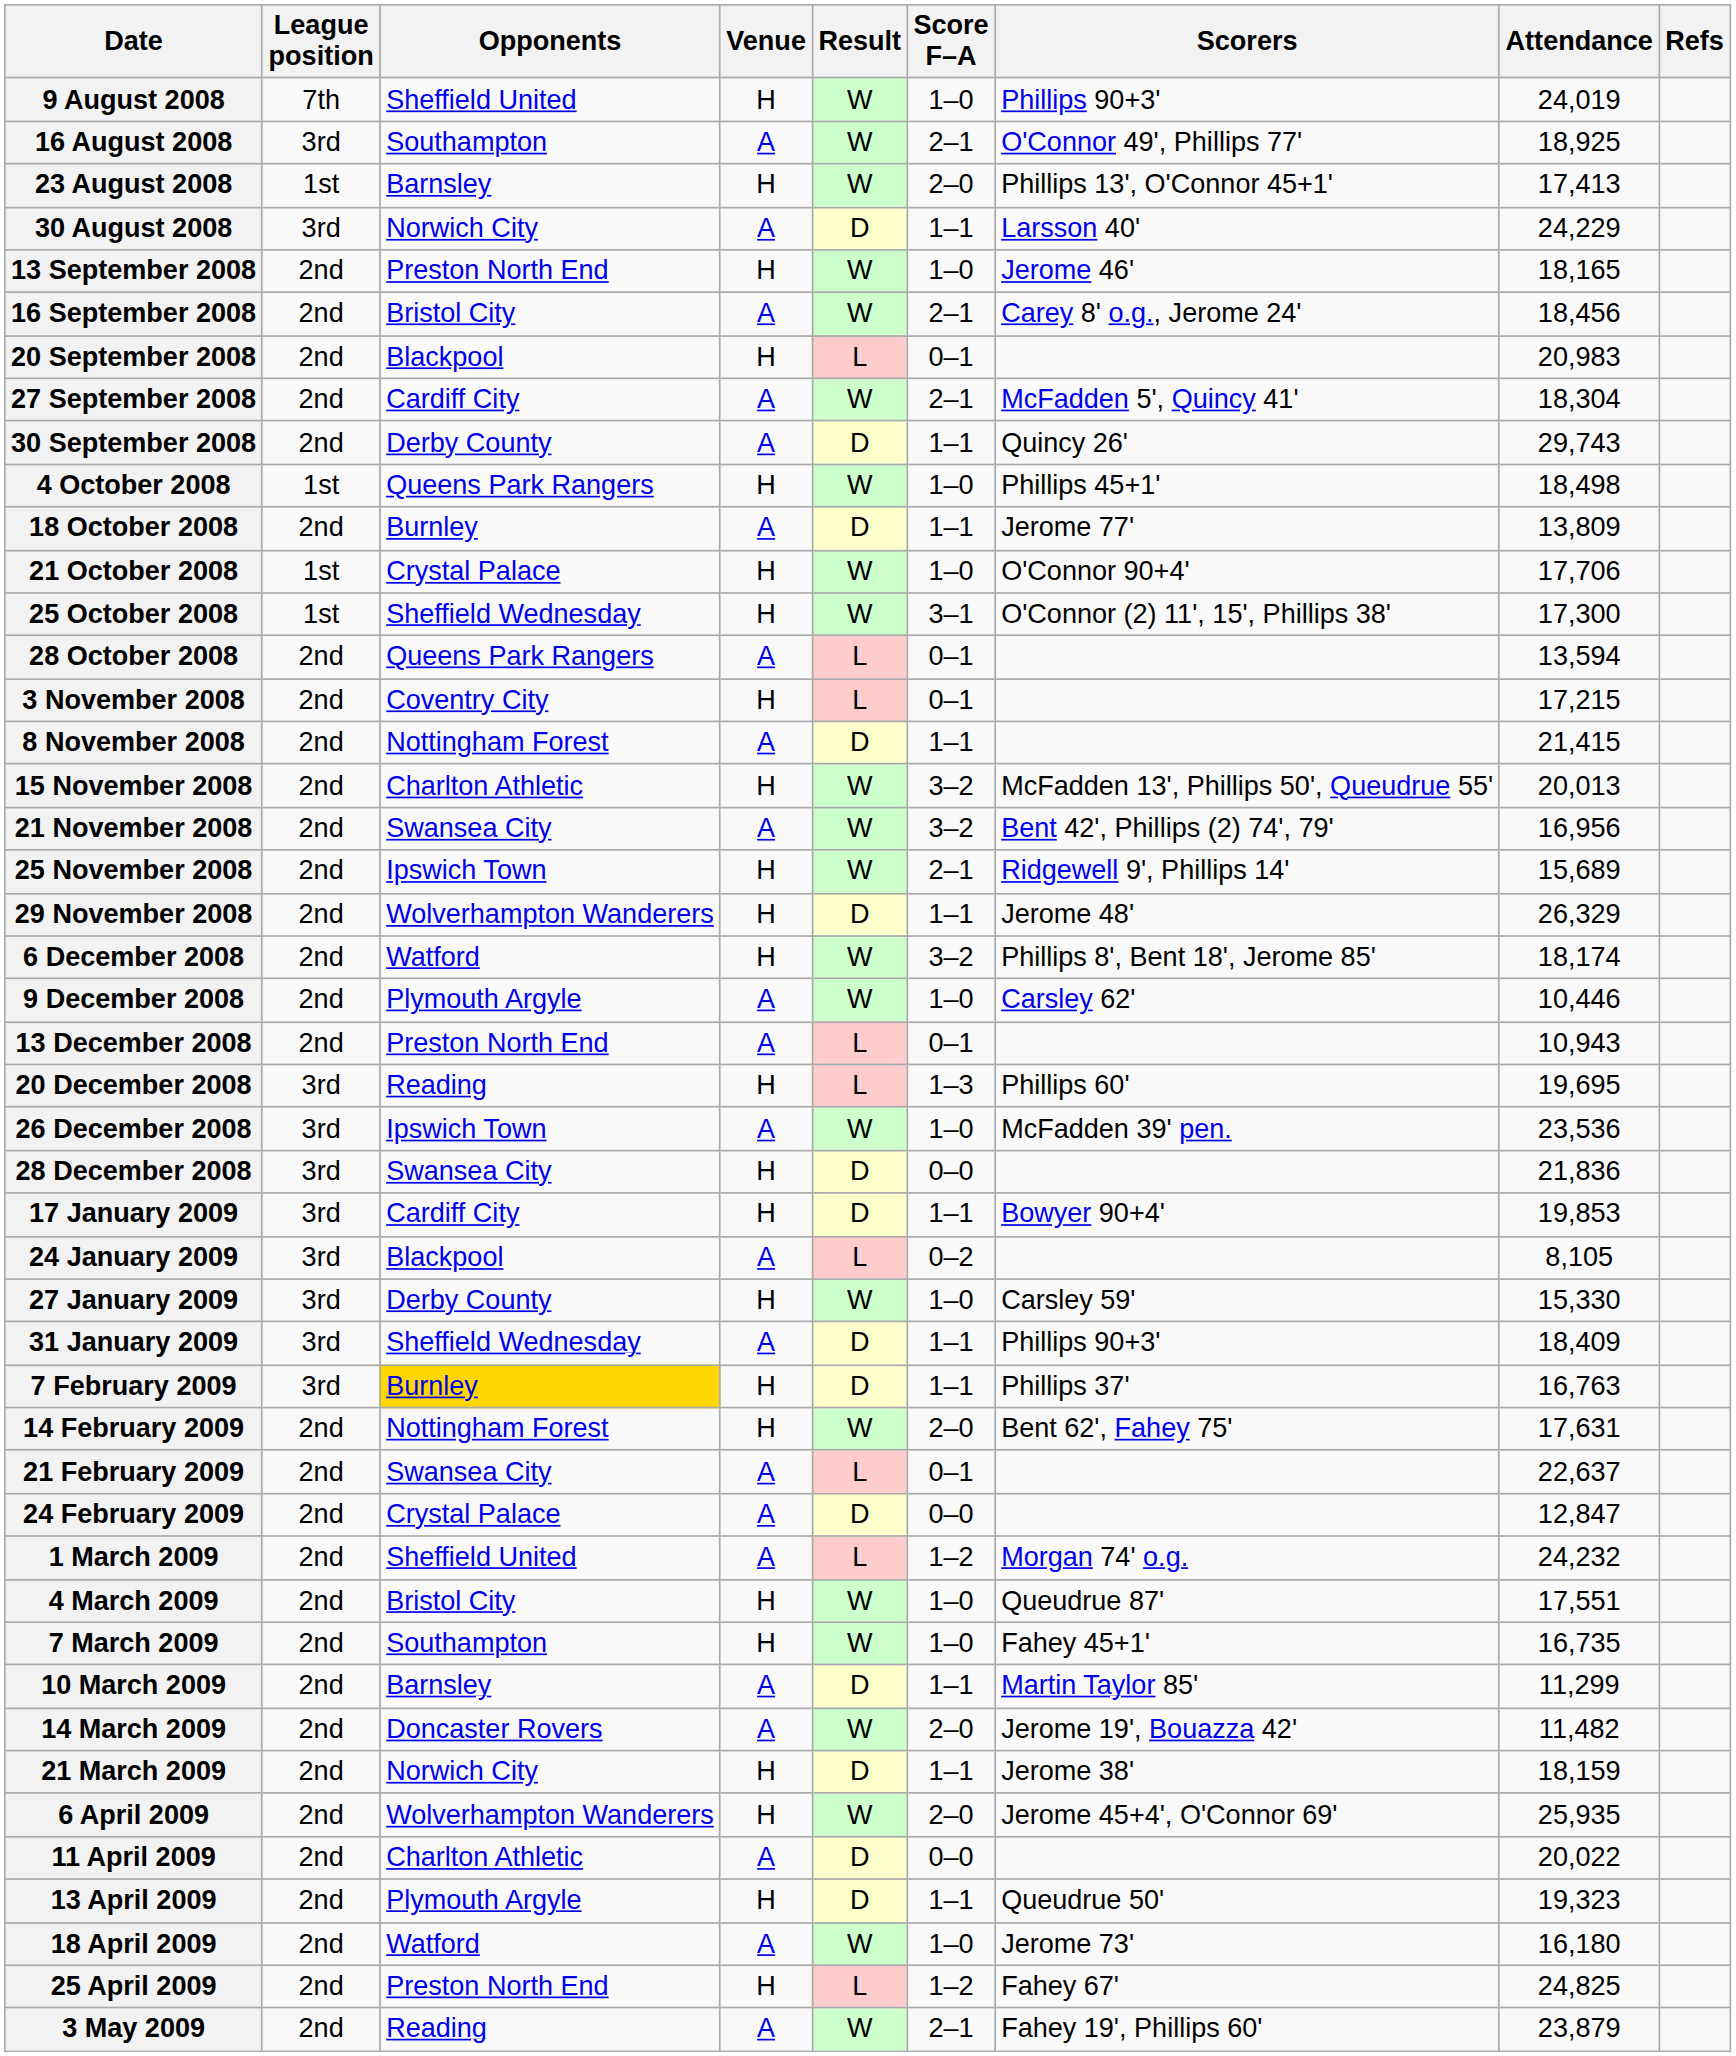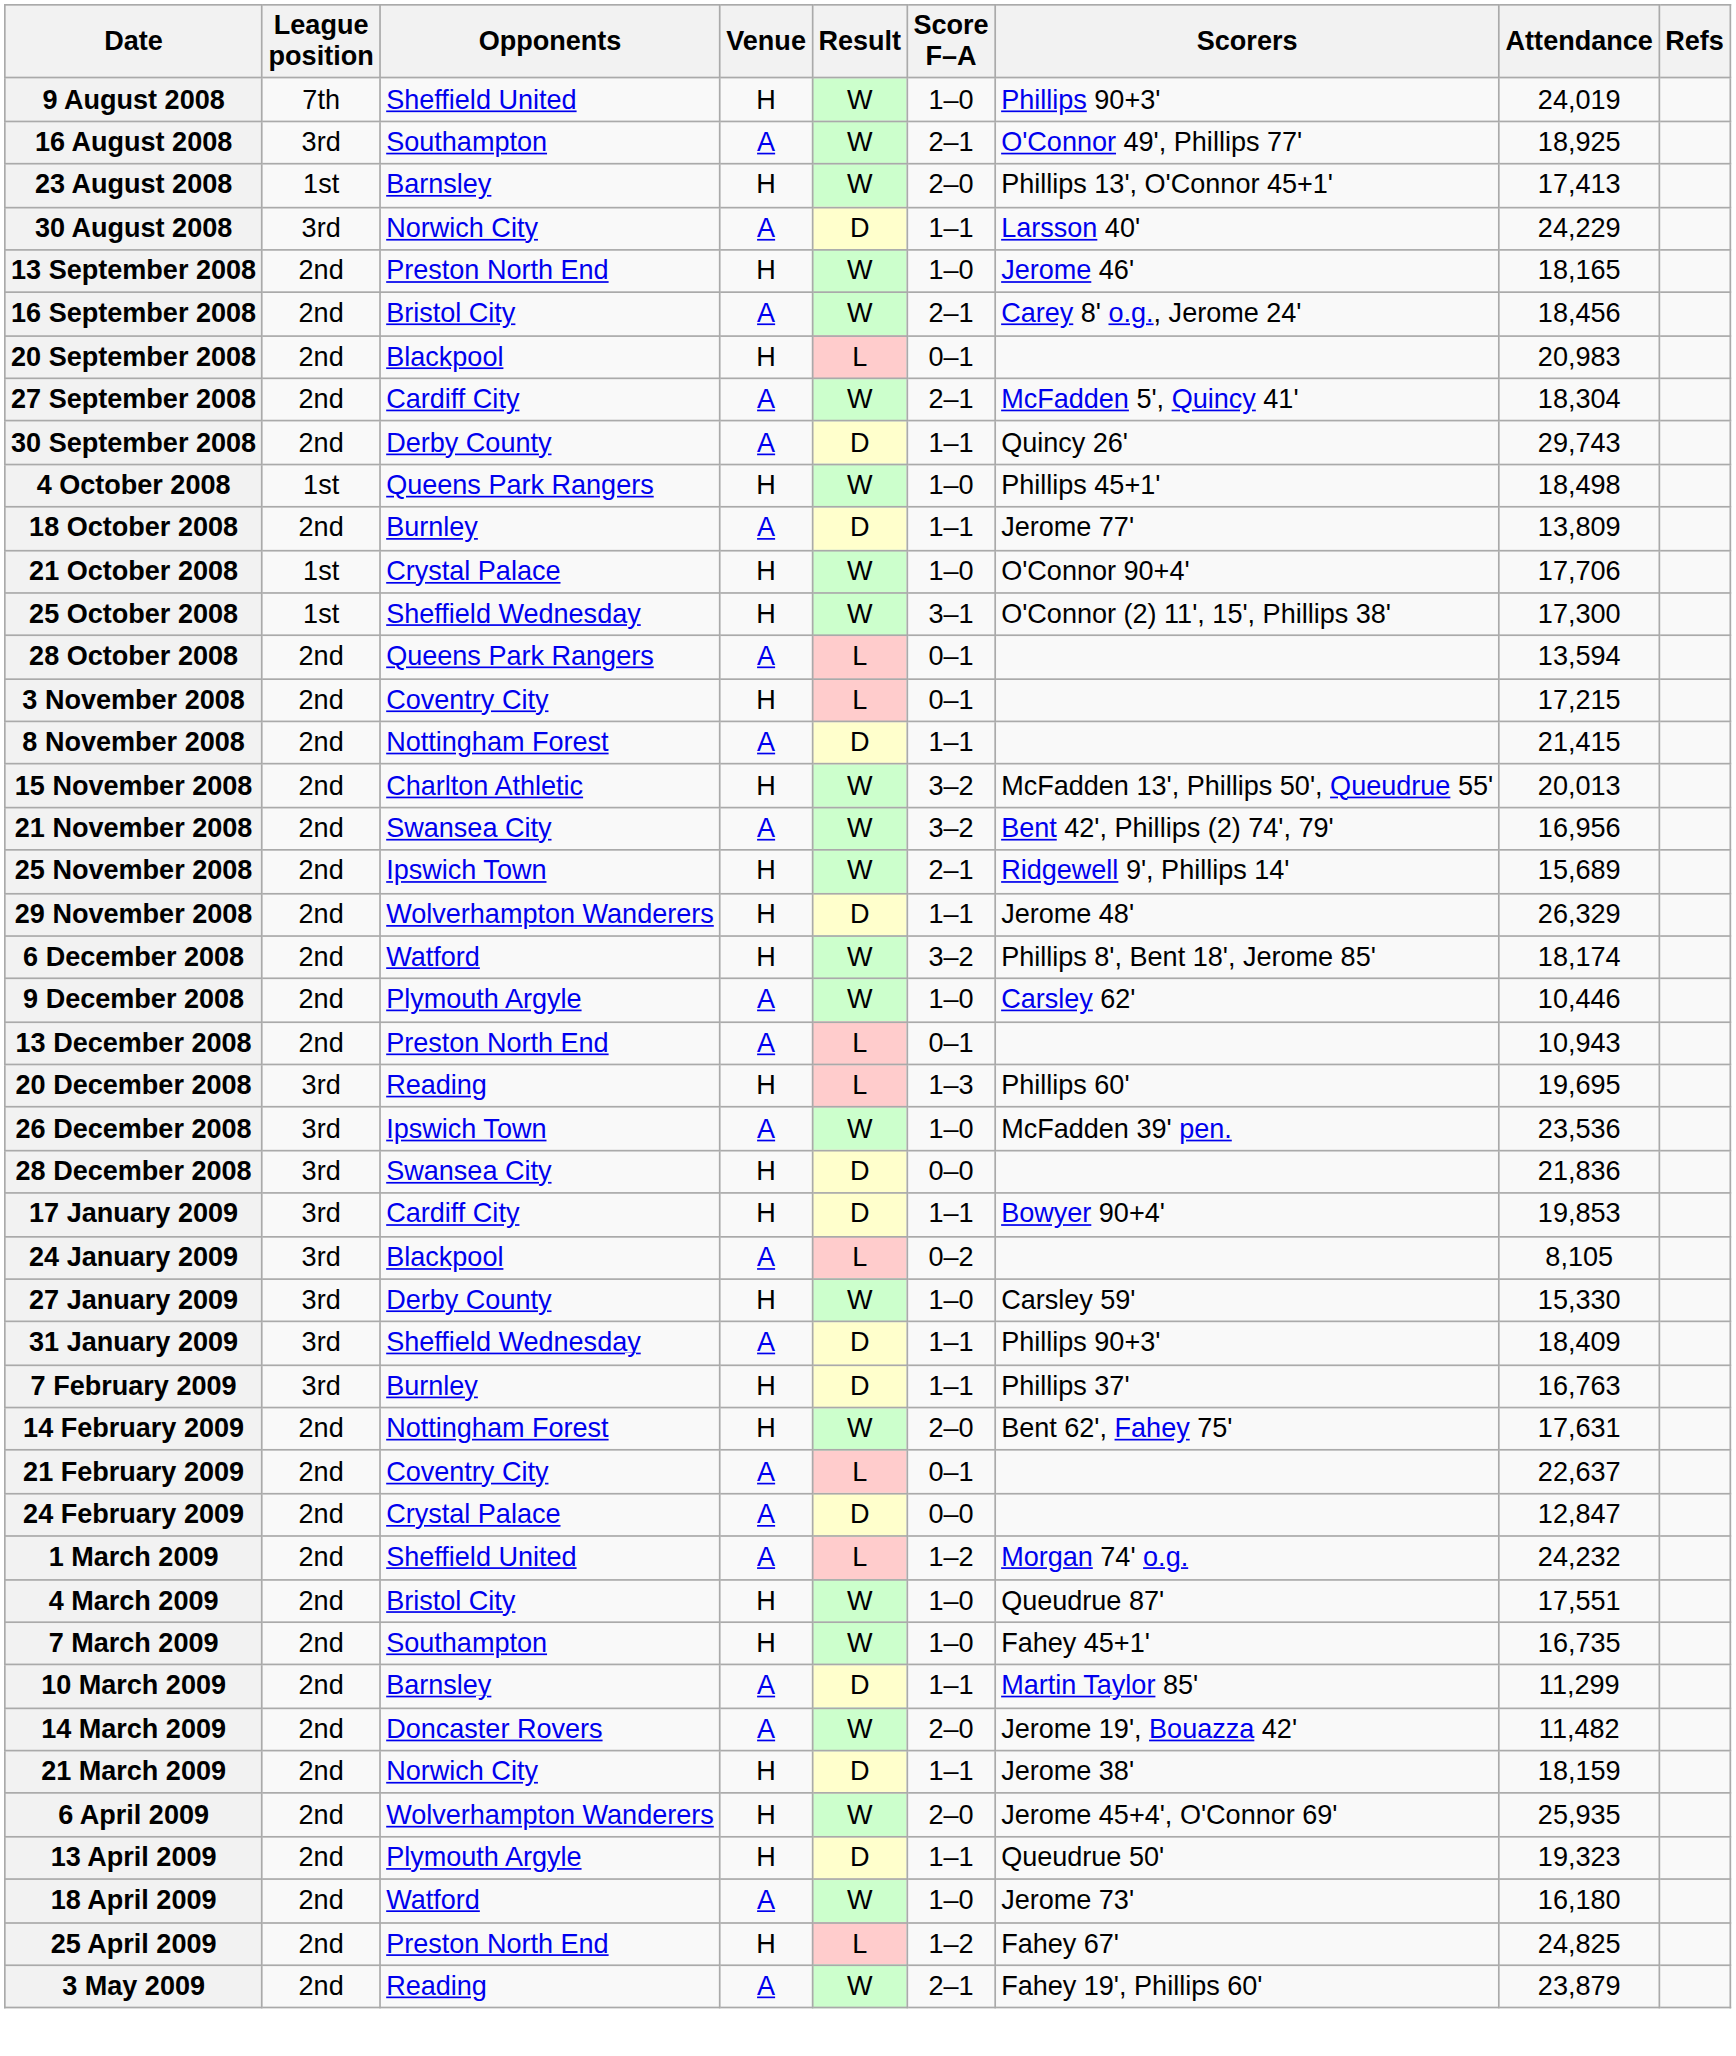(432, 1385) gold background -> (432, 1385) no background
(469, 1471) Swansea City -> (467, 1471) Coventry City
- row: (134, 1857)
